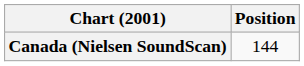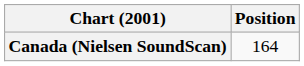(265, 46) 144 -> (265, 46) 164
